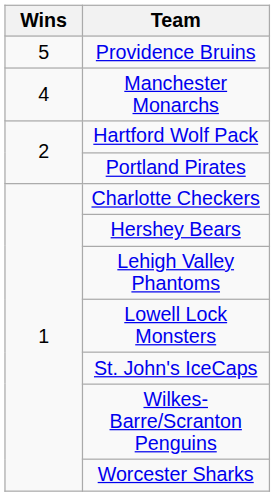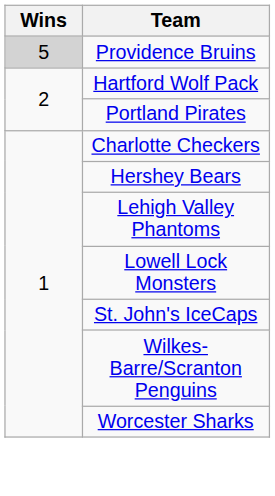(44, 51) no background -> (44, 51) lightgrey background
- row: (176, 94)
